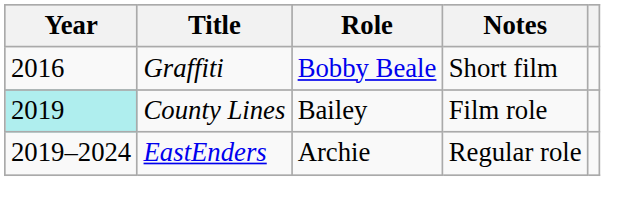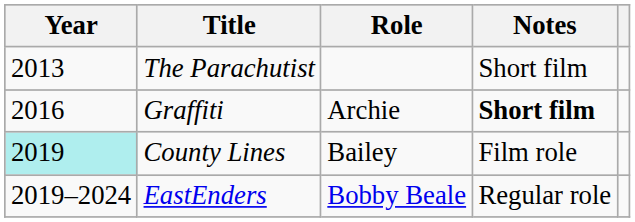+ row: (229, 68)
(367, 68) Bobby Beale -> (364, 110) Archie
(503, 68) normal -> (537, 110) bold
(334, 152) Archie -> (397, 195) Bobby Beale
